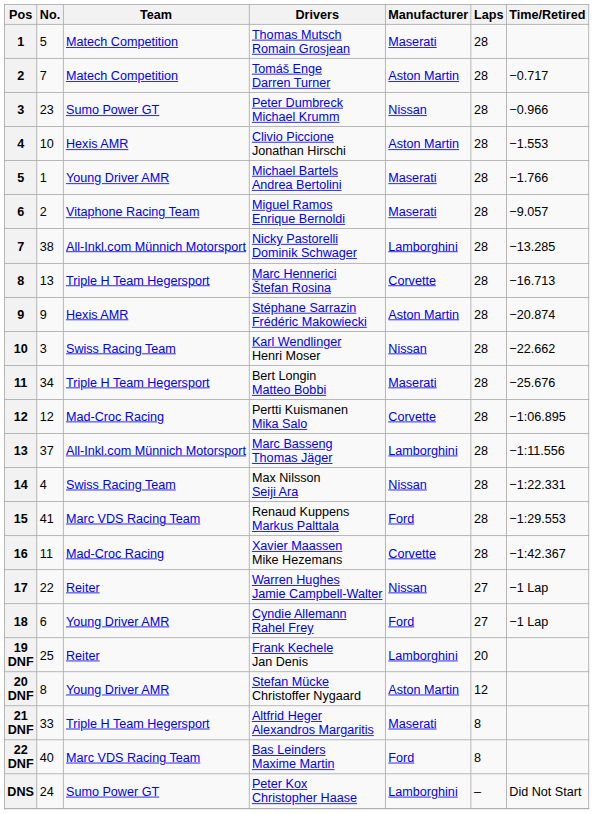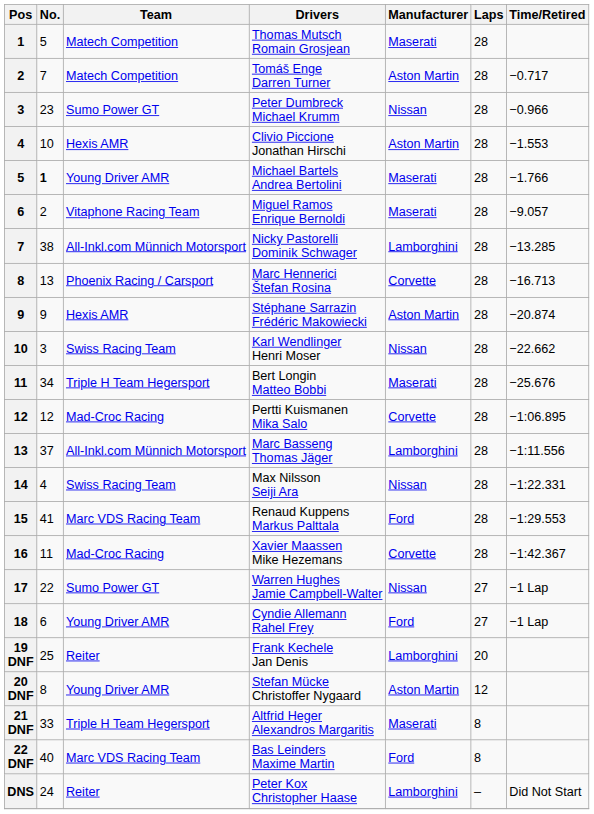(43, 178) normal -> (43, 178) bold
(138, 280) Triple H Team Hegersport -> (140, 280) Phoenix Racing / Carsport
(83, 587) Reiter -> (113, 587) Sumo Power GT
(113, 791) Sumo Power GT -> (83, 791) Reiter
